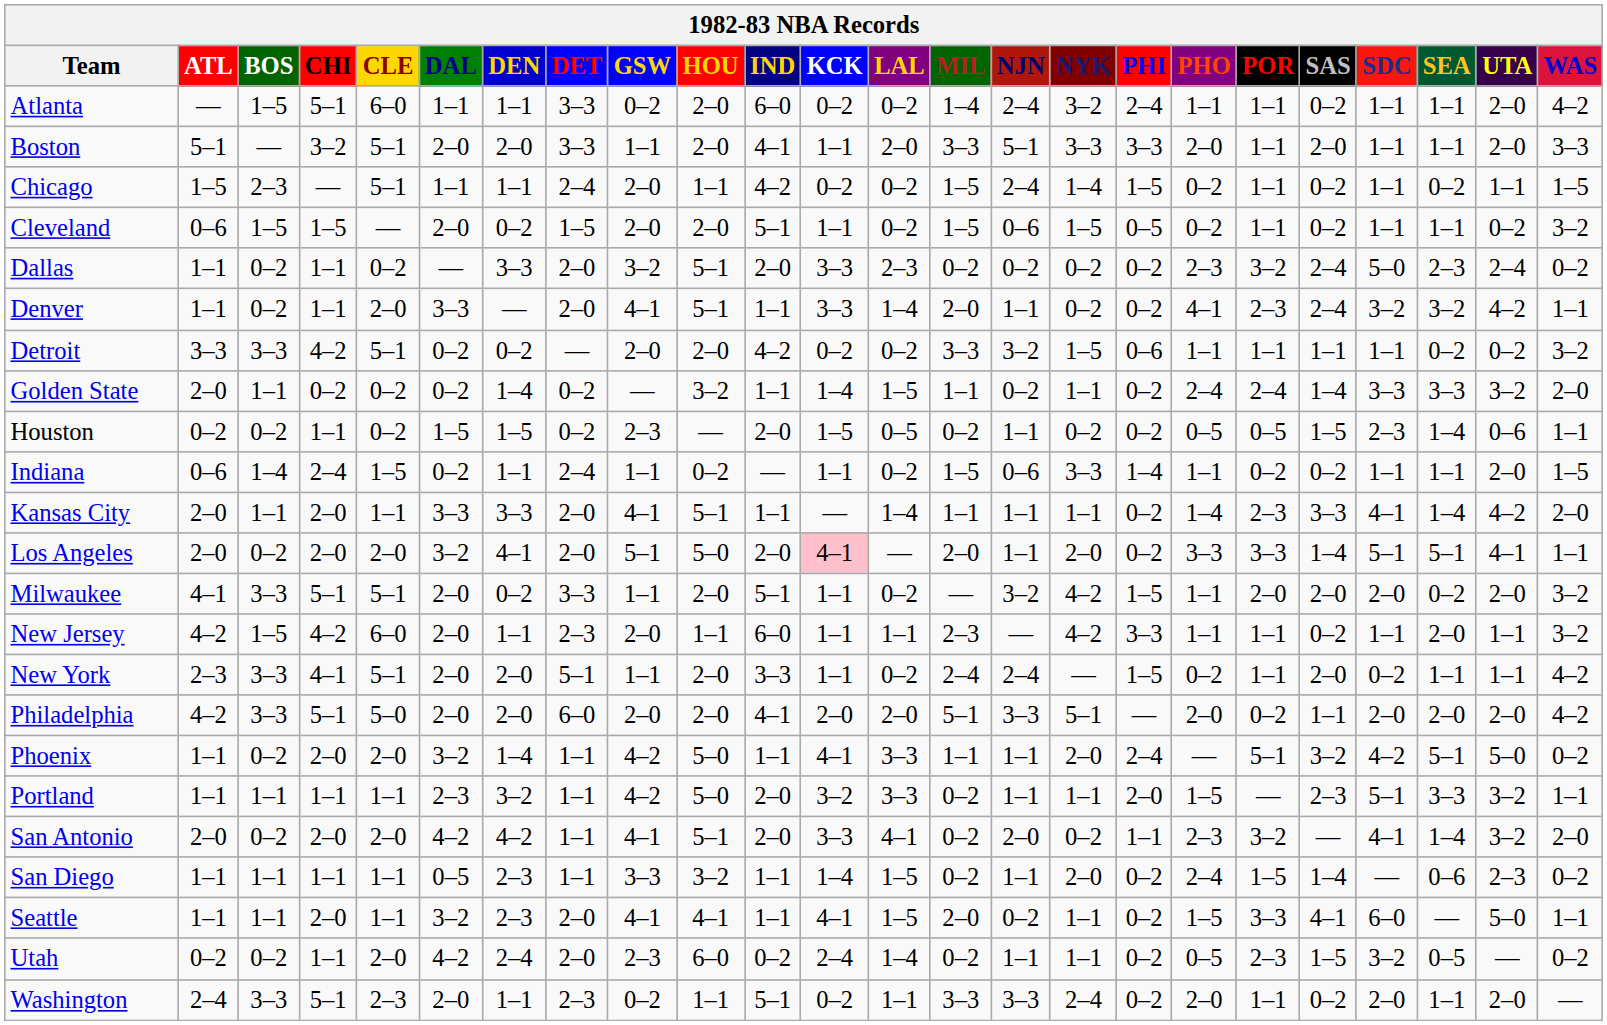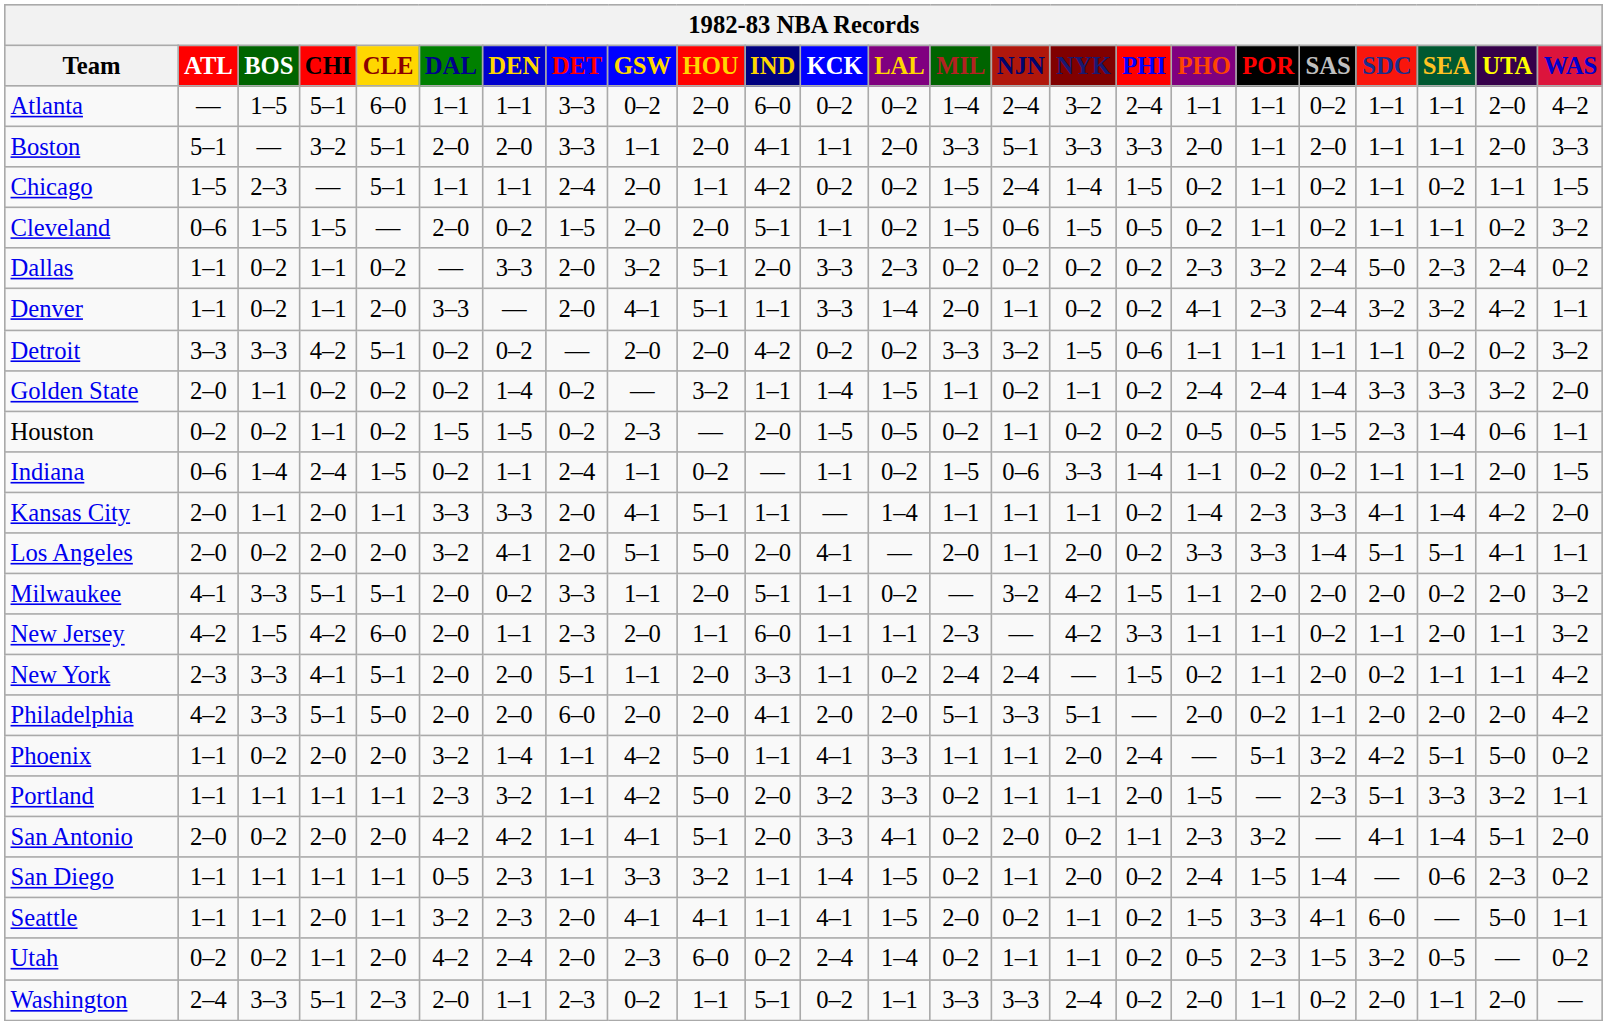(835, 552) pink background -> (835, 552) no background
(1507, 837) 3–2 -> (1507, 837) 5–1
